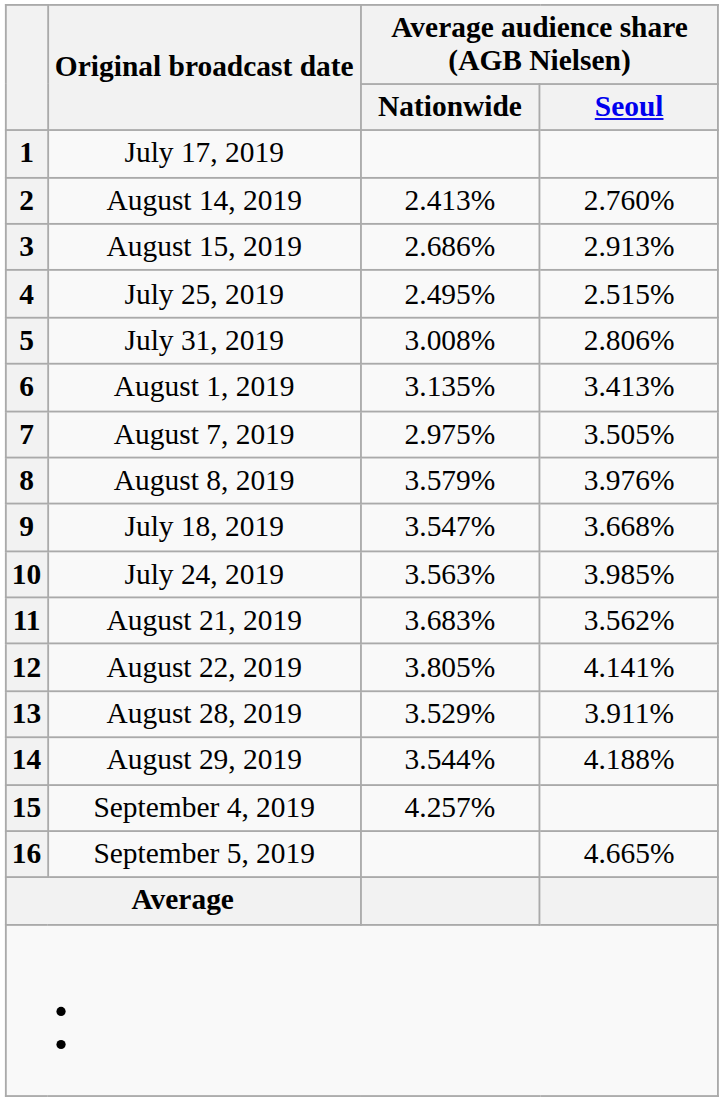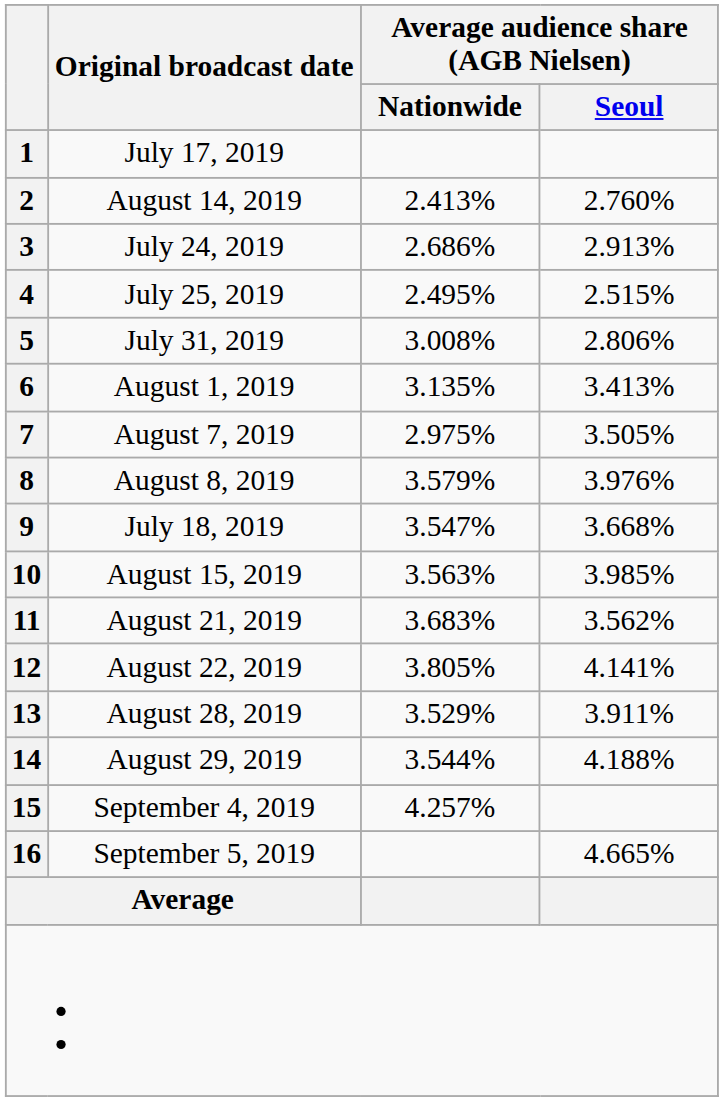(204, 246) August 15, 2019 -> (204, 246) July 24, 2019
(204, 573) July 24, 2019 -> (204, 573) August 15, 2019
